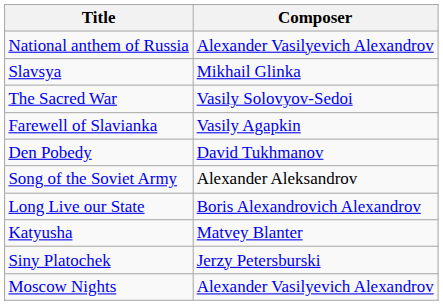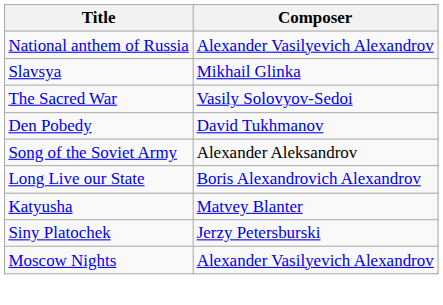- row: (83, 125)
